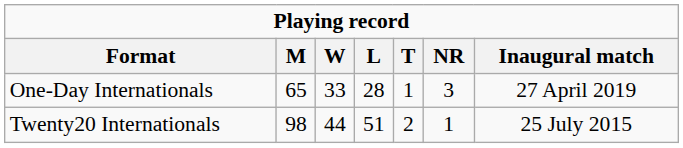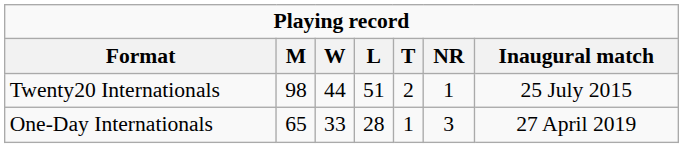rows swapped: (111, 90) <-> (115, 124)
